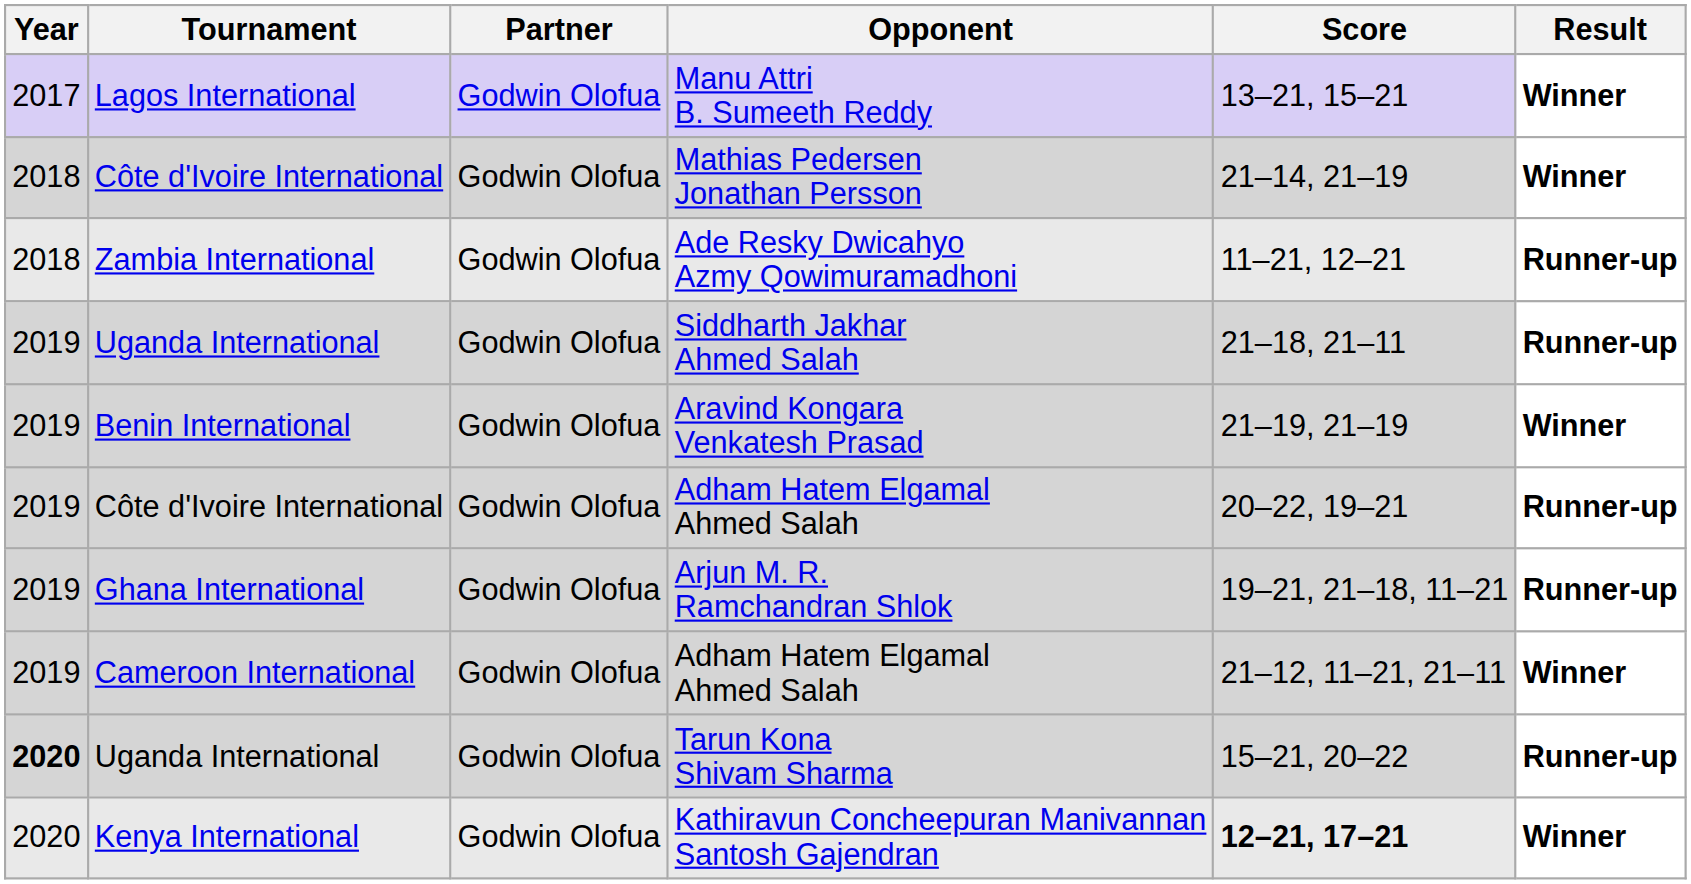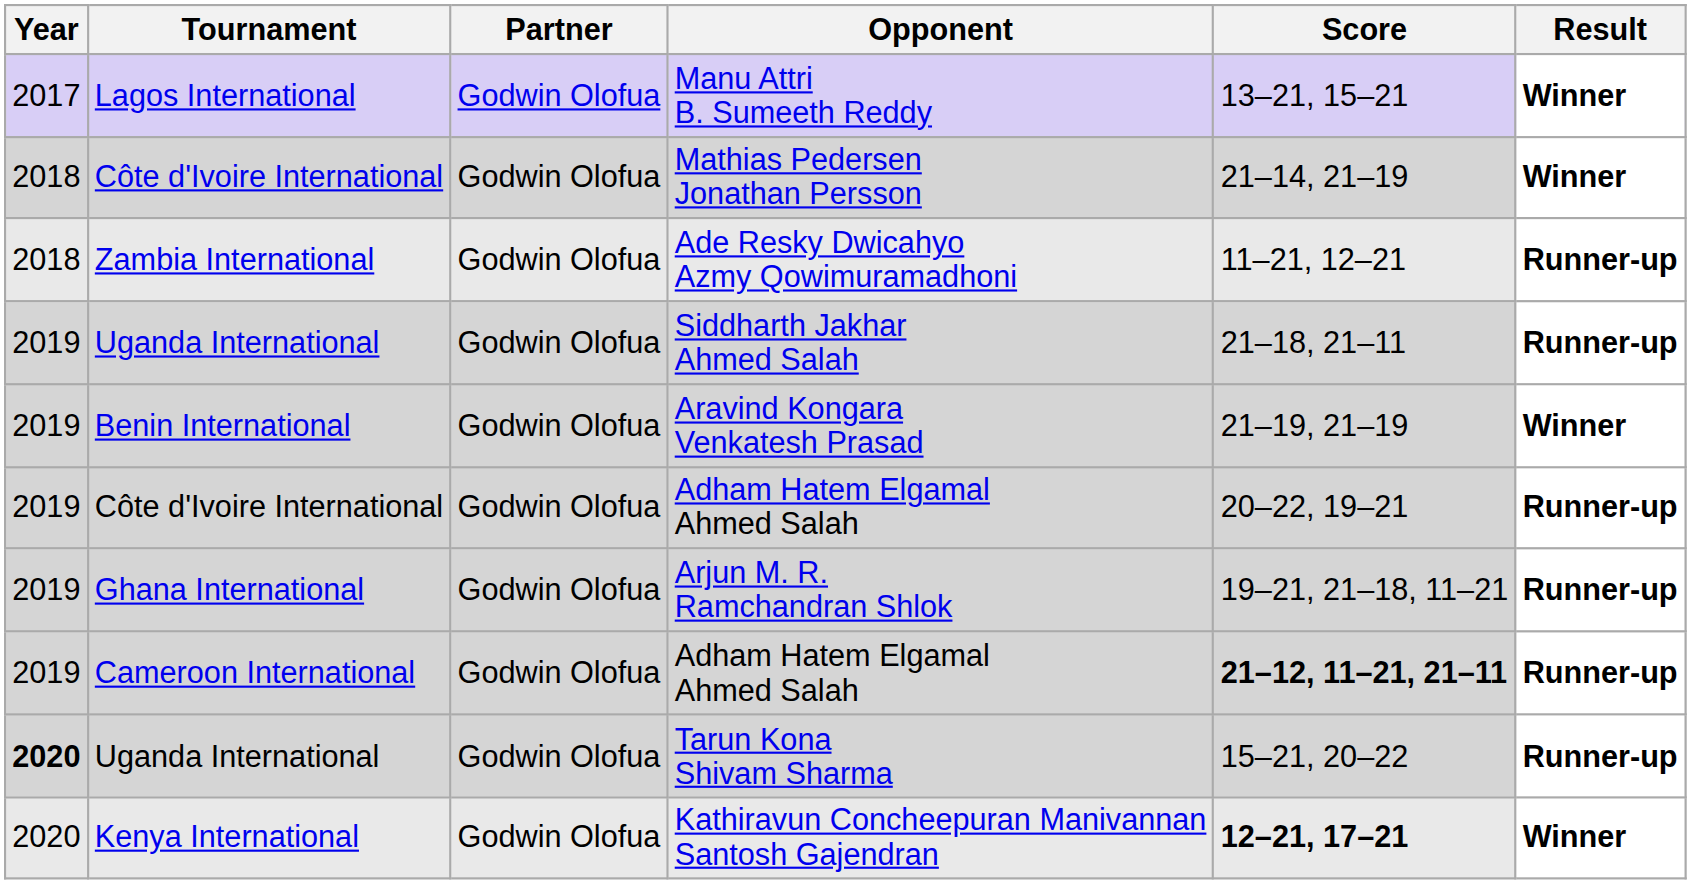(1363, 673) normal -> (1364, 673) bold
(1574, 673) Winner -> (1600, 673) Runner-up
